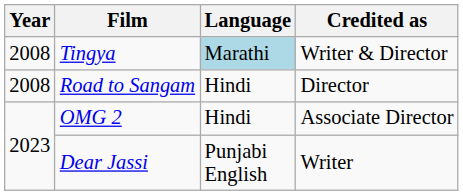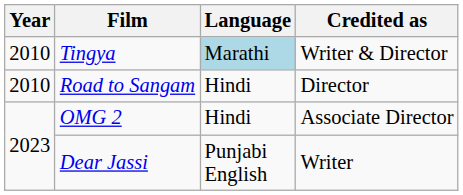(30, 53) 2008 -> (30, 53) 2010
(30, 85) 2008 -> (30, 85) 2010
